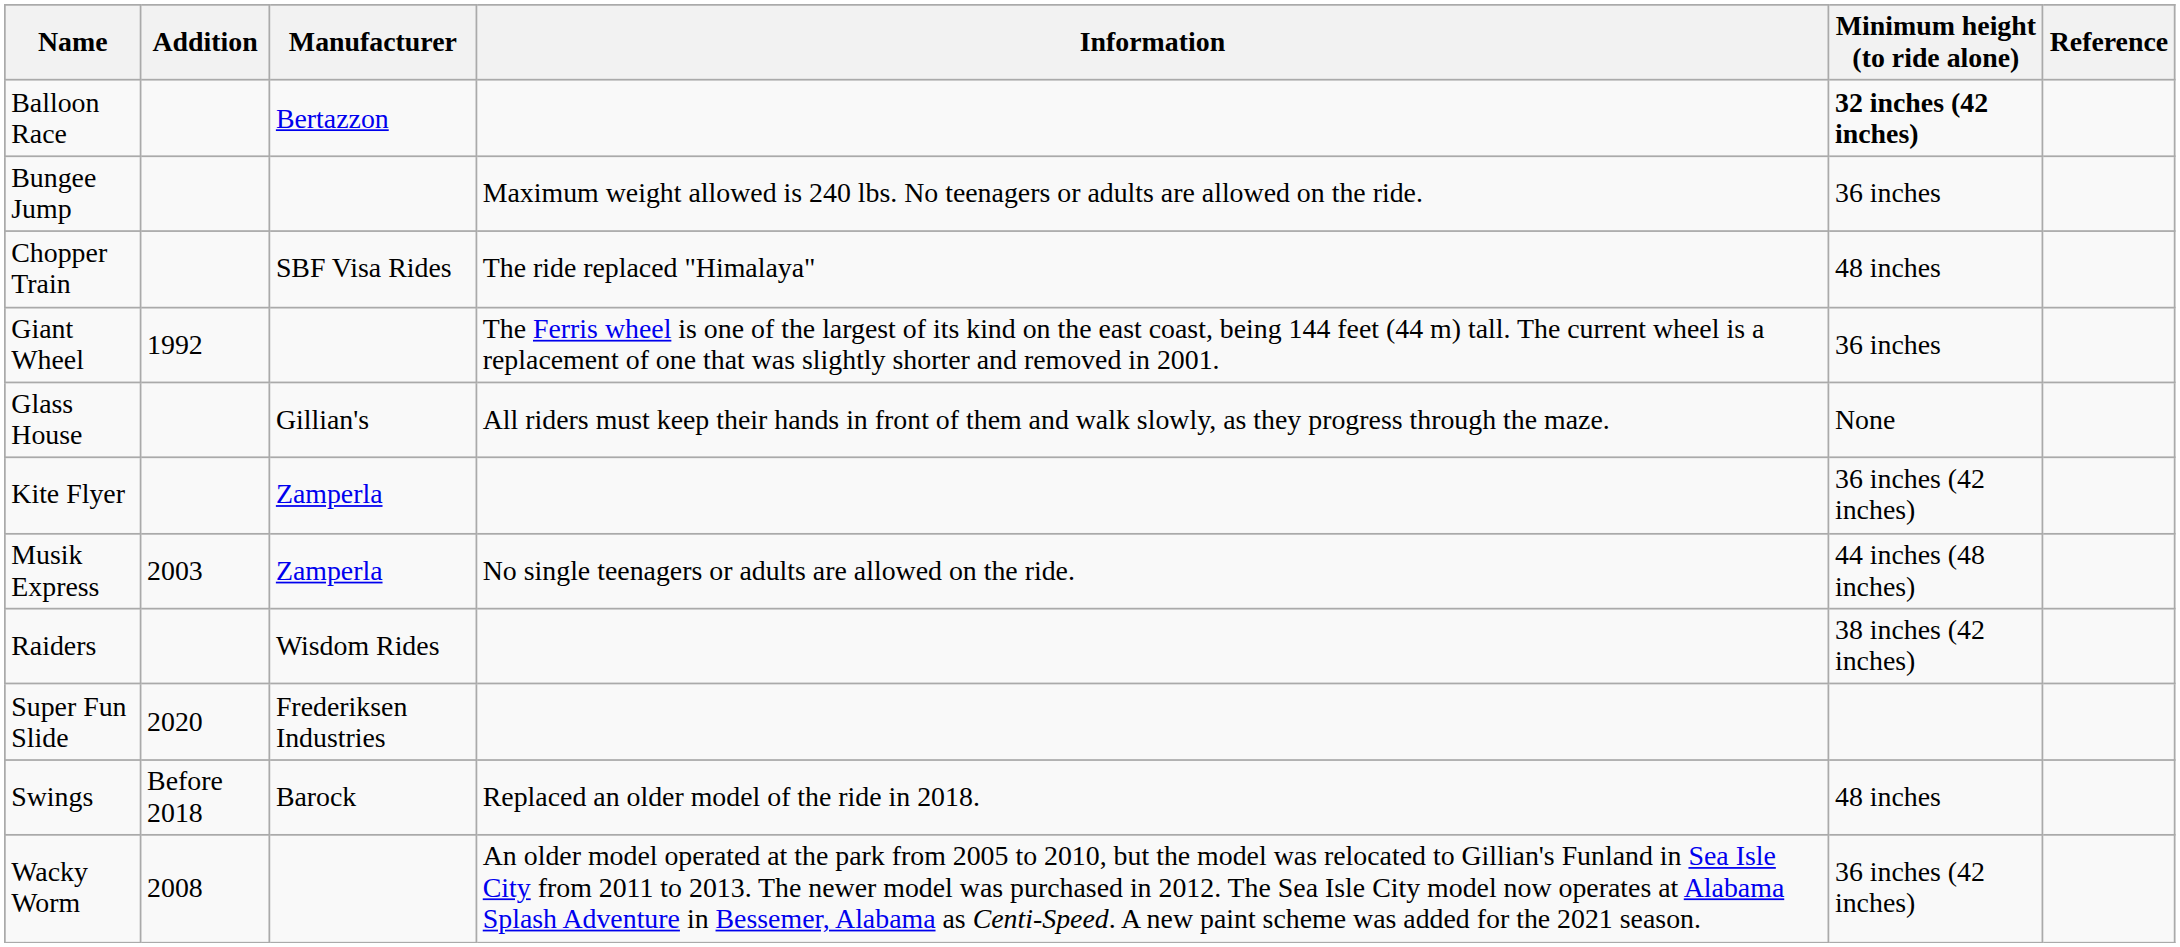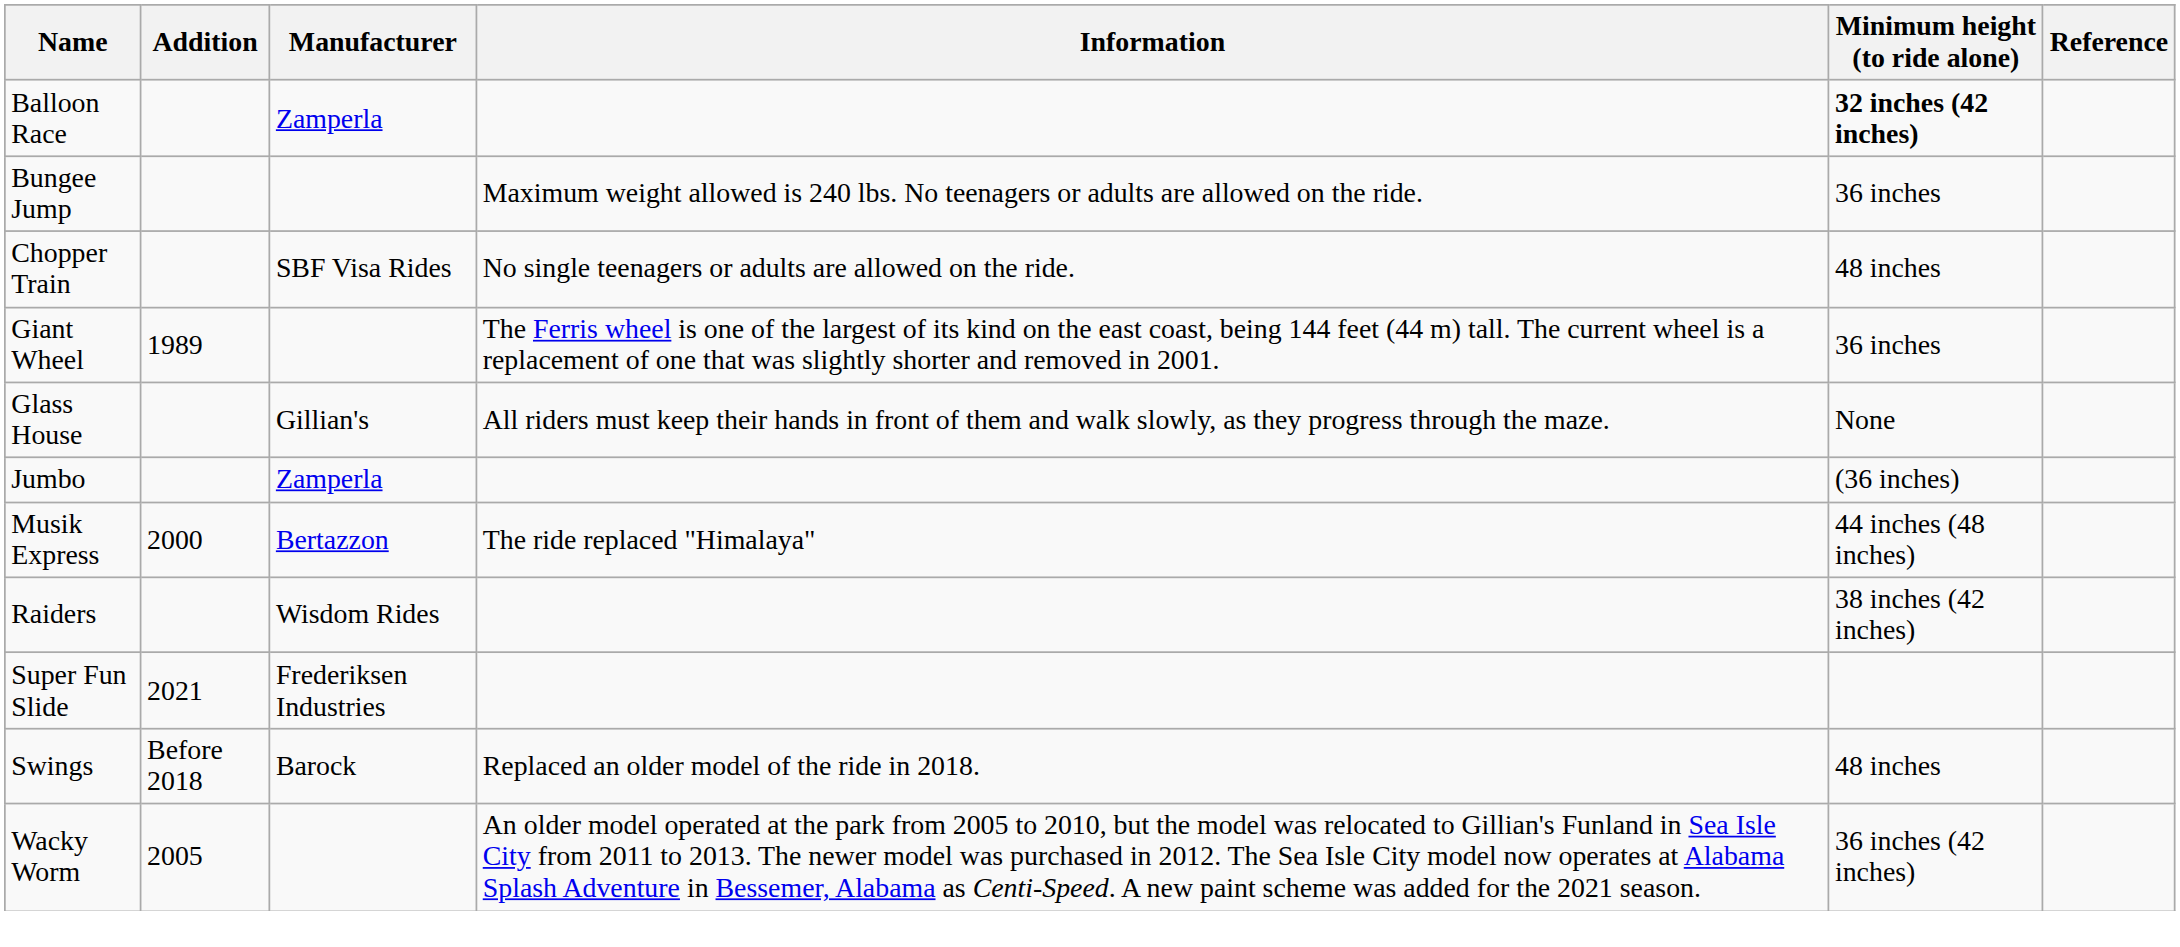(332, 117) Bertazzon -> (329, 117) Zamperla
(649, 268) The ride replaced "Himalaya" -> (779, 268) No single teenagers or adults are allowed on the ride.
(175, 344) 1992 -> (175, 344) 1989
+ row: (48, 479)
- row: (68, 495)
(175, 570) 2003 -> (175, 539) 2000
(329, 570) Zamperla -> (332, 539) Bertazzon
(779, 570) No single teenagers or adults are allowed on the ride. -> (649, 539) The ride replaced "Himalaya"
(175, 721) 2020 -> (175, 690) 2021
(175, 888) 2008 -> (175, 856) 2005
